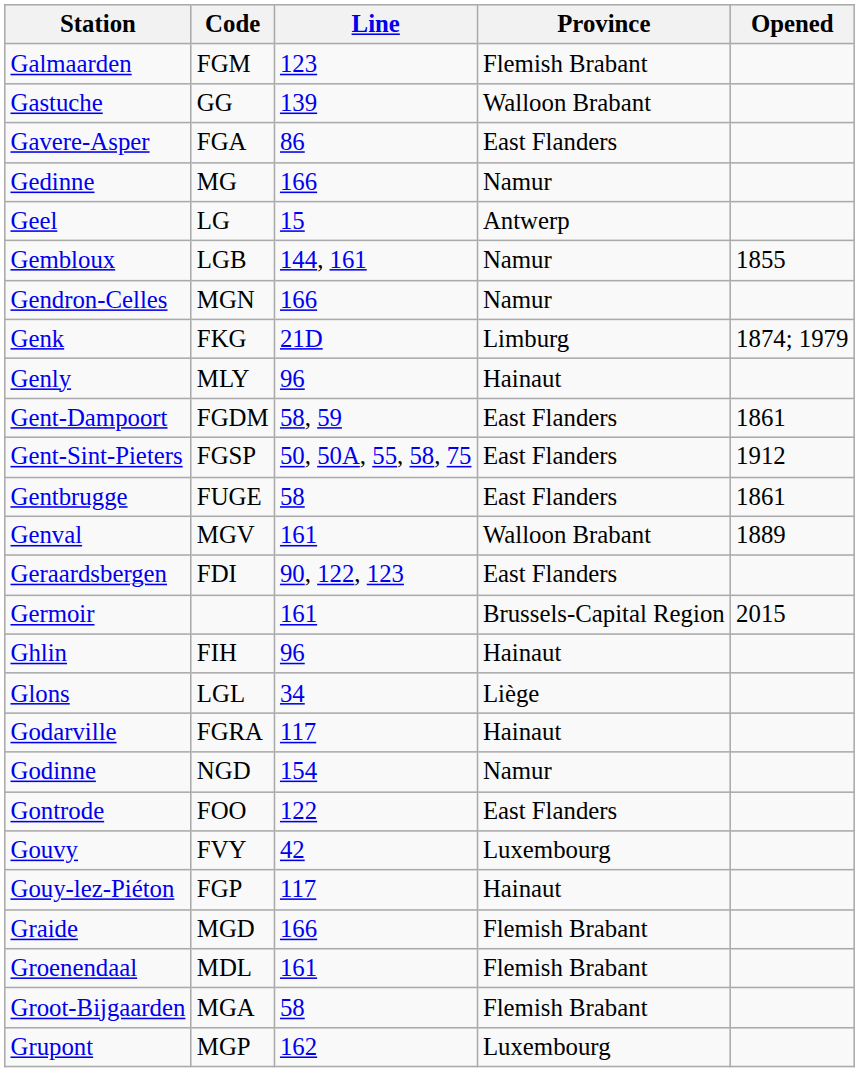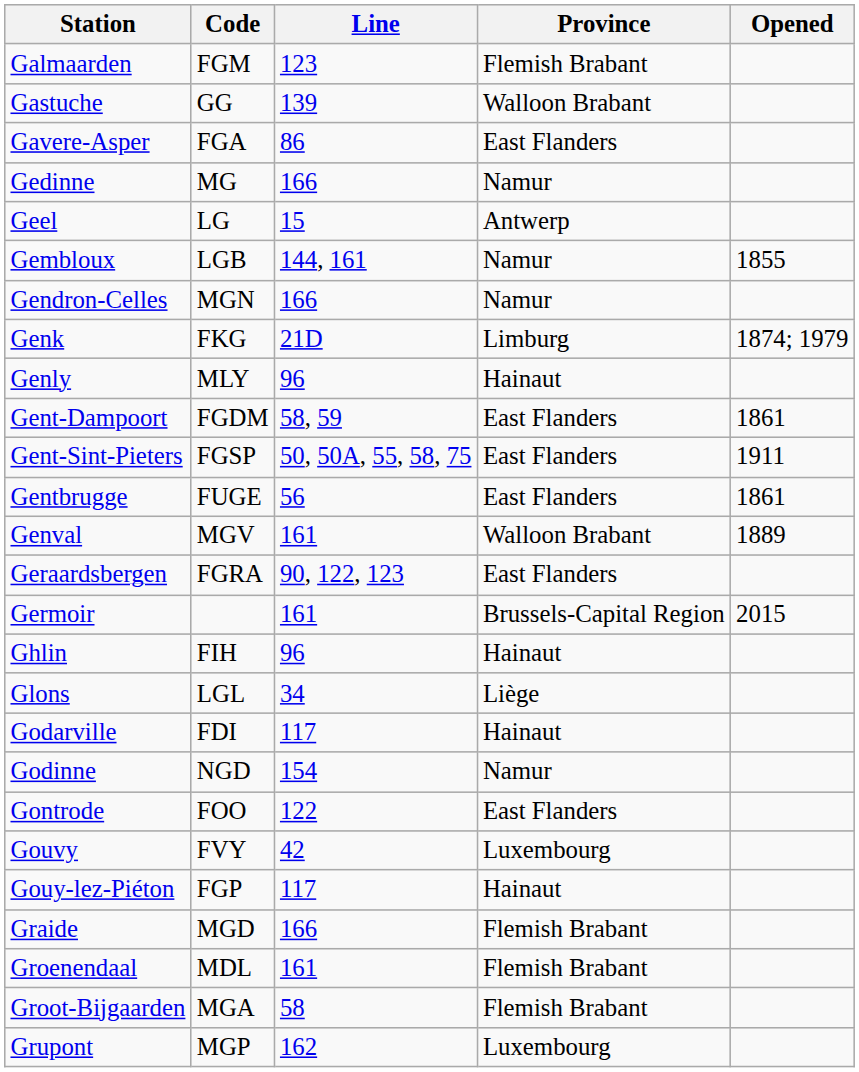(761, 456) 1912 -> (760, 456) 1911
(292, 496) 58 -> (292, 496) 56
(217, 574) FDI -> (230, 574) FGRA
(230, 732) FGRA -> (217, 732) FDI
